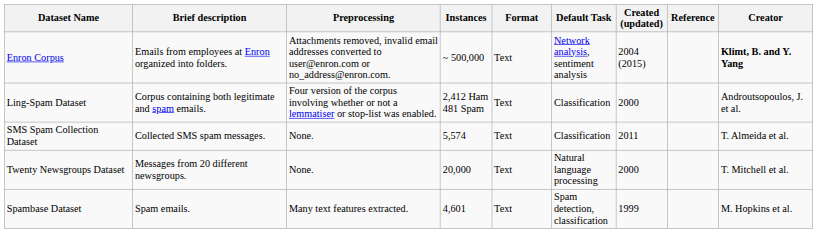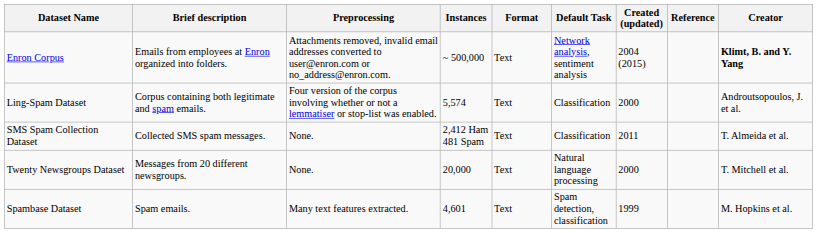(466, 102) 2,412 Ham 481 Spam -> (454, 102) 5,574
(454, 136) 5,574 -> (466, 136) 2,412 Ham 481 Spam
